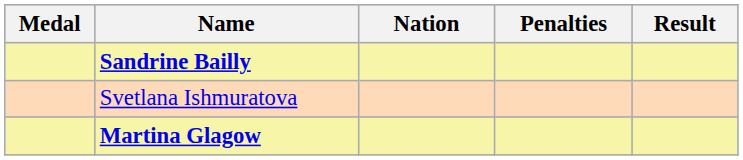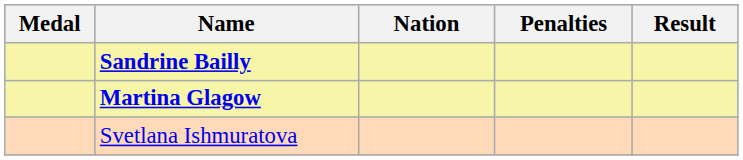rows swapped: (180, 136) <-> (199, 98)
